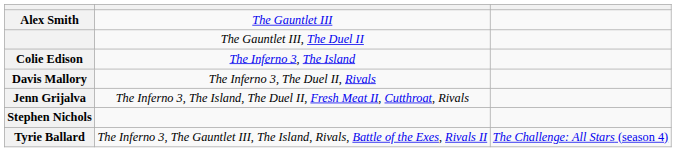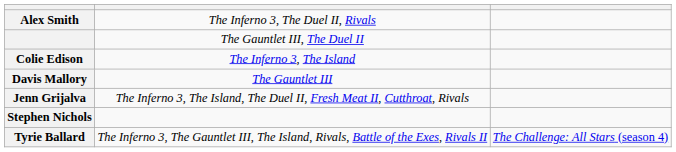(292, 19) The Gauntlet III -> (292, 19) The Inferno 3, The Duel II, Rivals
(292, 78) The Inferno 3, The Duel II, Rivals -> (292, 78) The Gauntlet III
